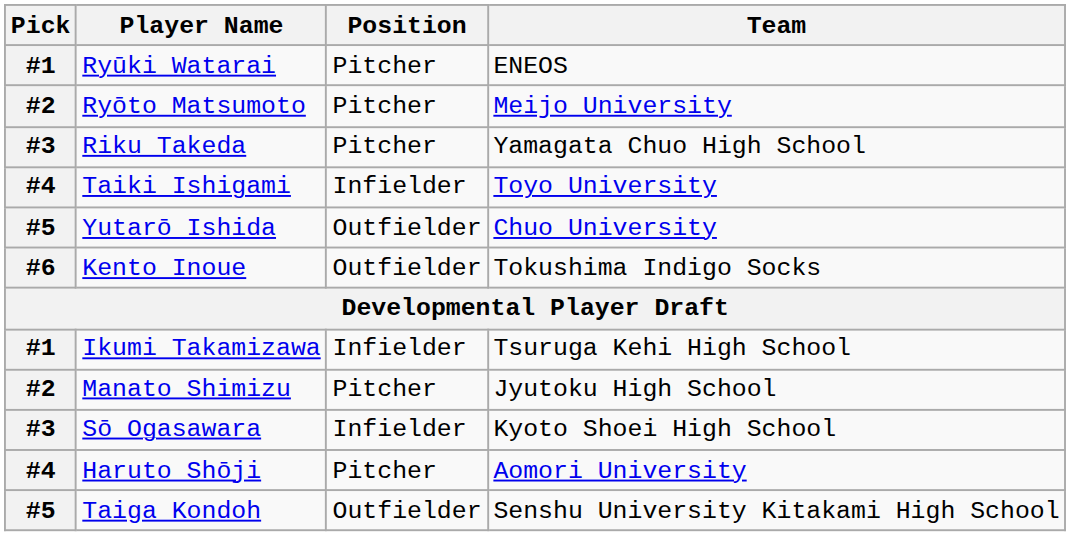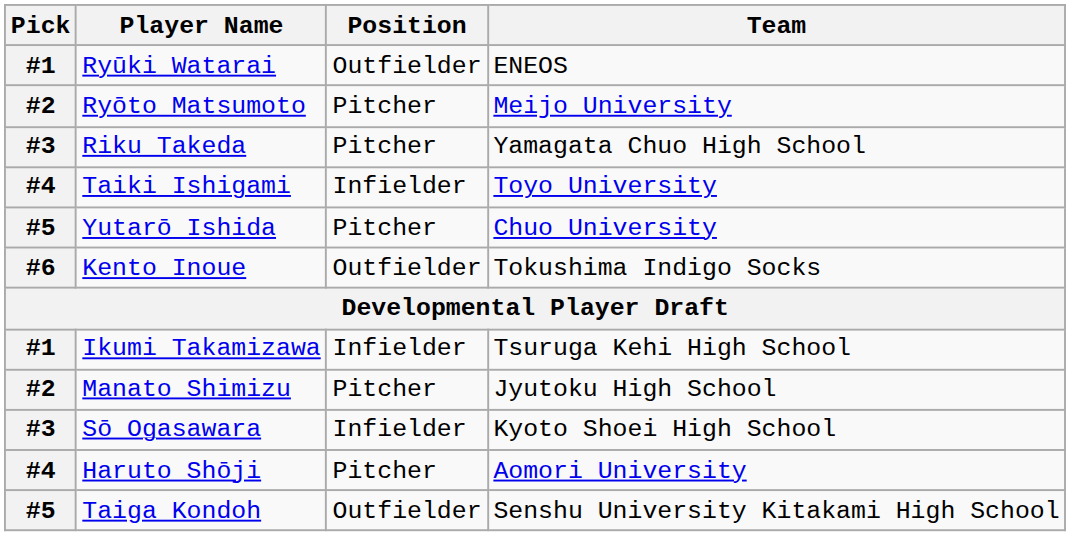(385, 66) Pitcher -> (407, 66) Outfielder
(407, 228) Outfielder -> (385, 228) Pitcher
